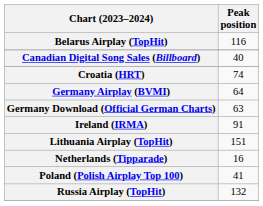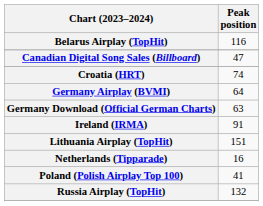(238, 58) 40 -> (238, 58) 47
